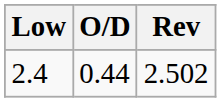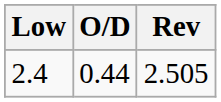(176, 73) 2.502 -> (176, 73) 2.505
